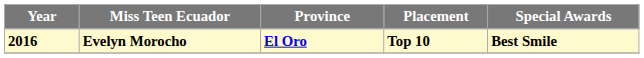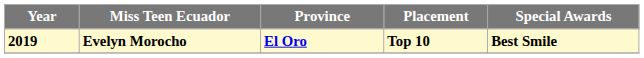(23, 41) 2016 -> (23, 41) 2019
